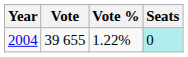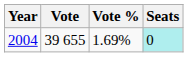(112, 39) 1.22% -> (112, 39) 1.69%
